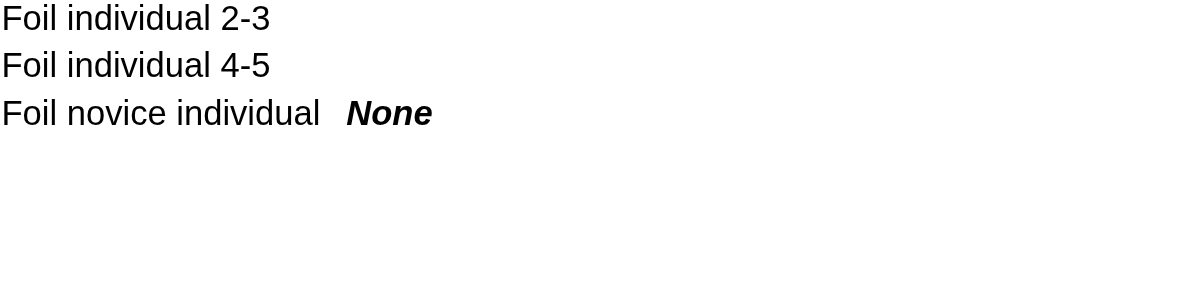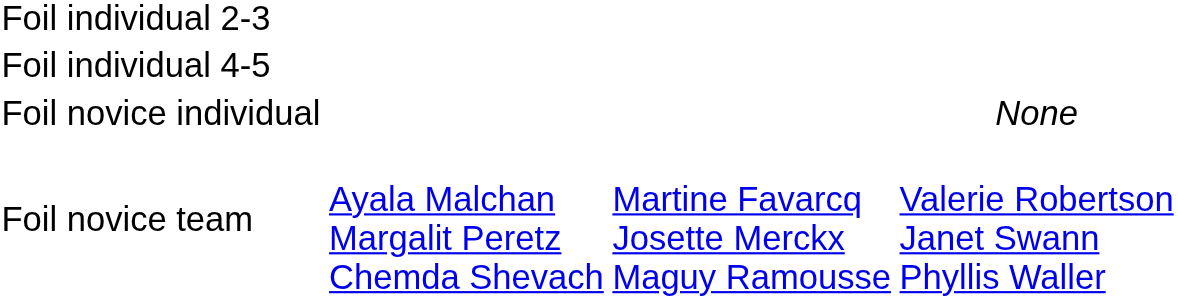(390, 113) bold -> (1037, 113) normal
+ row: (127, 219)
